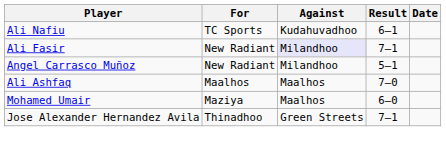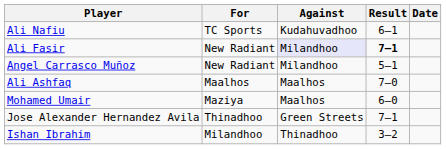(388, 48) normal -> (388, 48) bold
+ row: (49, 135)
